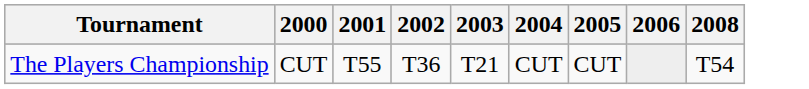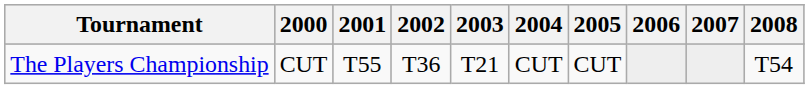+ column: (715, 24)
